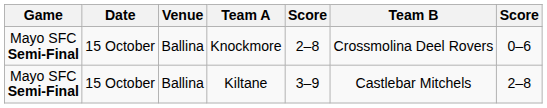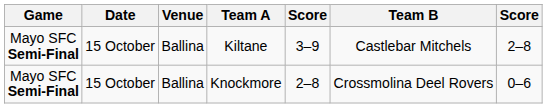rows swapped: (246, 45) <-> (246, 84)
